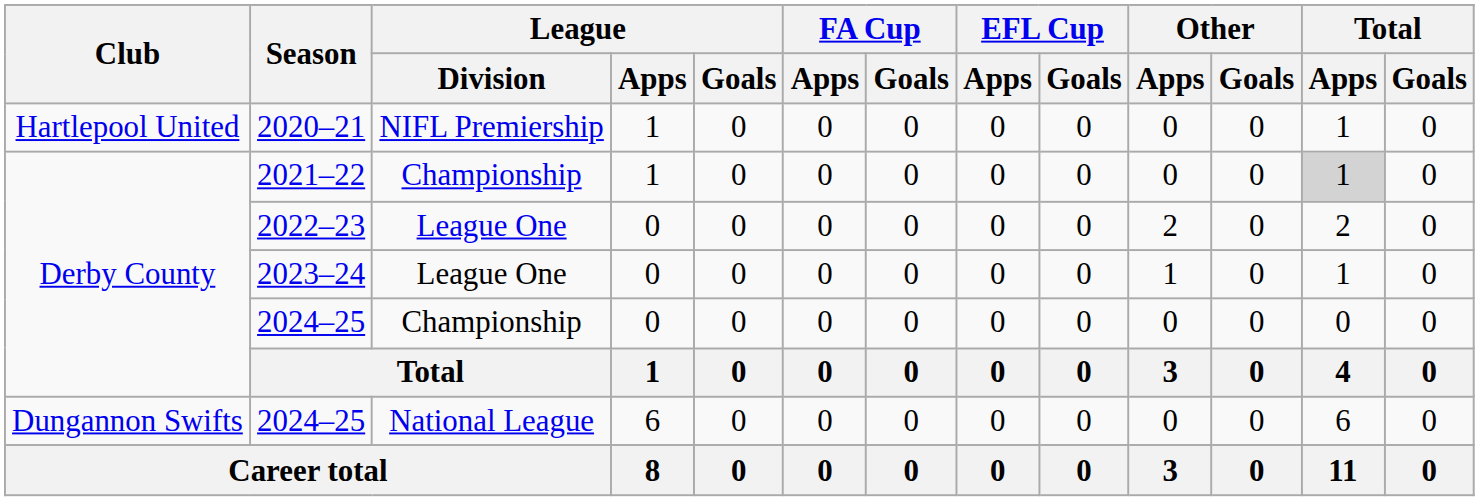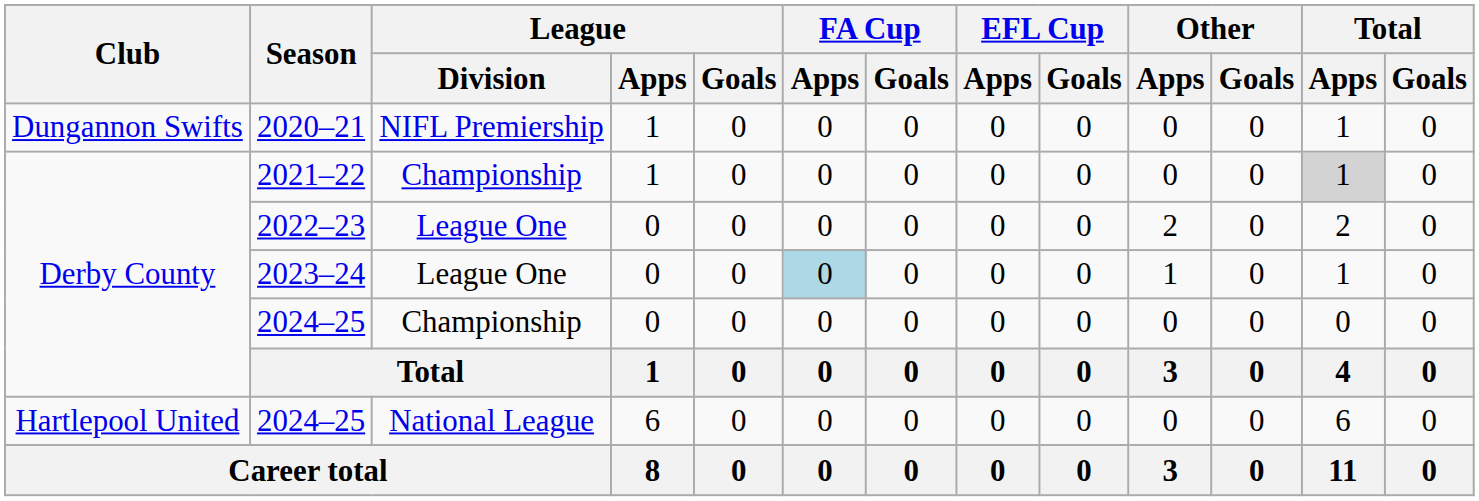(127, 126) Hartlepool United -> (127, 126) Dungannon Swifts
(825, 273) no background -> (825, 273) lightblue background
(127, 420) Dungannon Swifts -> (127, 420) Hartlepool United
